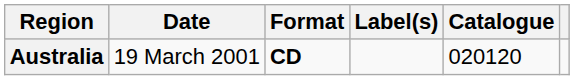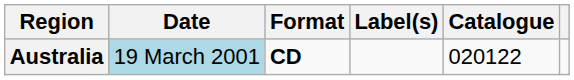(187, 56) no background -> (187, 56) lightblue background
(485, 56) 020120 -> (485, 56) 020122
